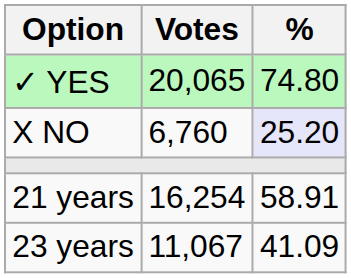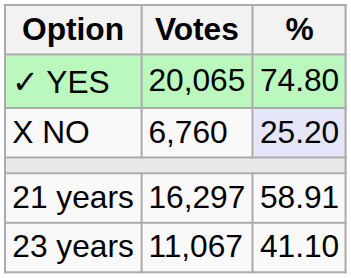(197, 196) 16,254 -> (197, 196) 16,297
(300, 247) 41.09 -> (300, 247) 41.10
